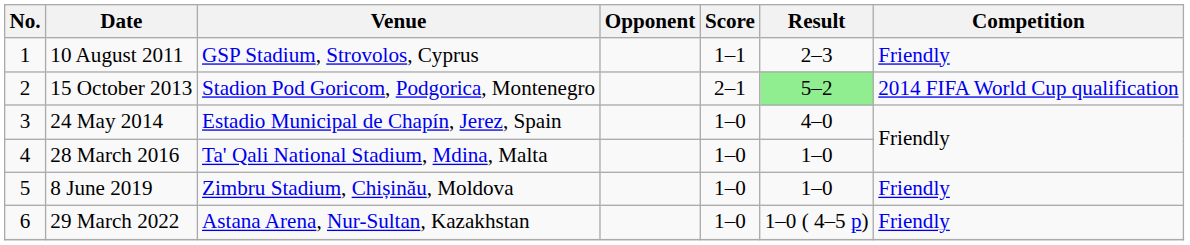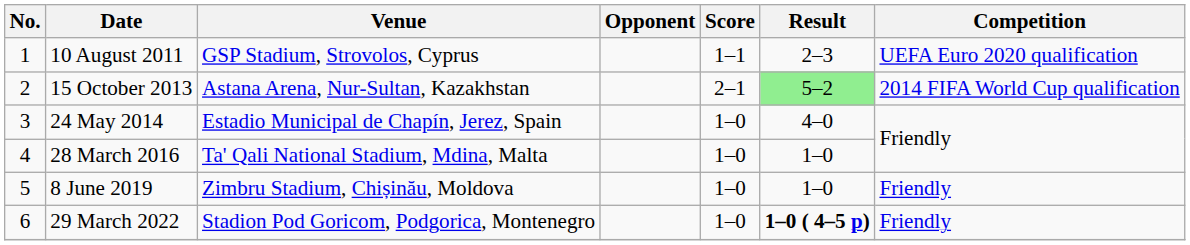(914, 54) Friendly -> (1009, 54) UEFA Euro 2020 qualification
(399, 88) Stadion Pod Goricom, Podgorica, Montenegro -> (366, 88) Astana Arena, Nur-Sultan, Kazakhstan
(366, 222) Astana Arena, Nur-Sultan, Kazakhstan -> (399, 222) Stadion Pod Goricom, Podgorica, Montenegro
(817, 222) normal -> (817, 222) bold
